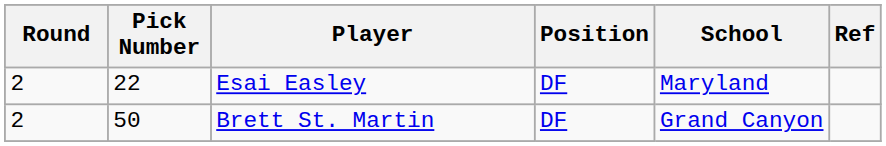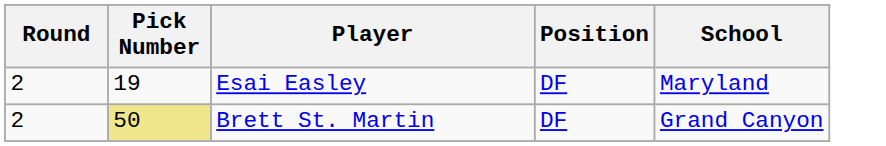- column: (855, 36)
(127, 86) 22 -> (127, 86) 19
(127, 123) no background -> (127, 123) khaki background
